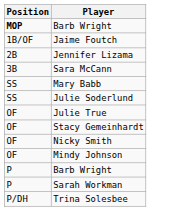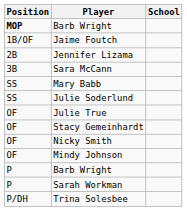+ column: (164, 12)
